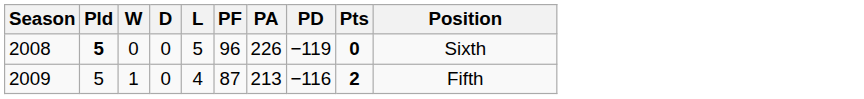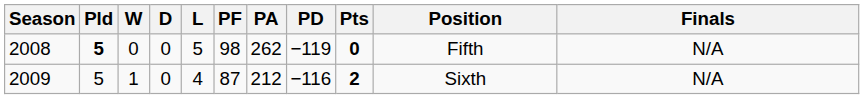+ column: (708, 19)
(230, 49) 96 -> (230, 49) 98
(266, 49) 226 -> (266, 49) 262
(465, 49) Sixth -> (465, 49) Fifth
(266, 78) 213 -> (266, 78) 212
(465, 78) Fifth -> (465, 78) Sixth
